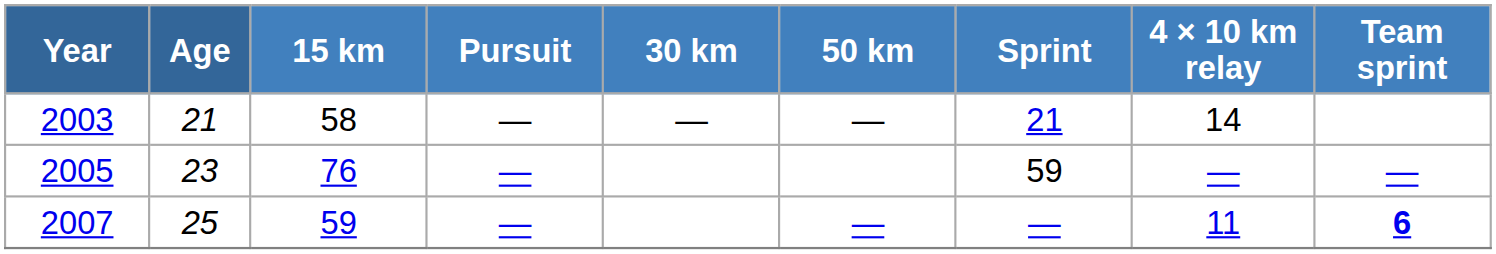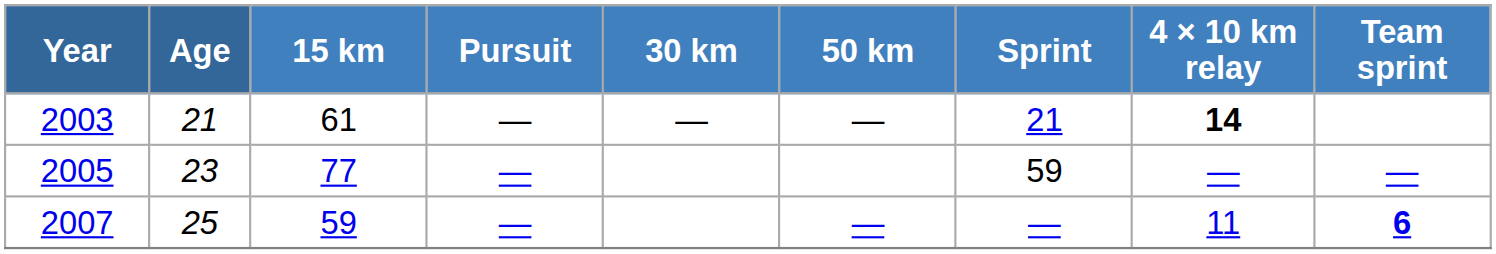(339, 119) 58 -> (339, 119) 61
(1223, 119) normal -> (1223, 119) bold
(339, 171) 76 -> (339, 171) 77
